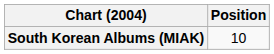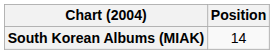(239, 37) 10 -> (239, 37) 14
